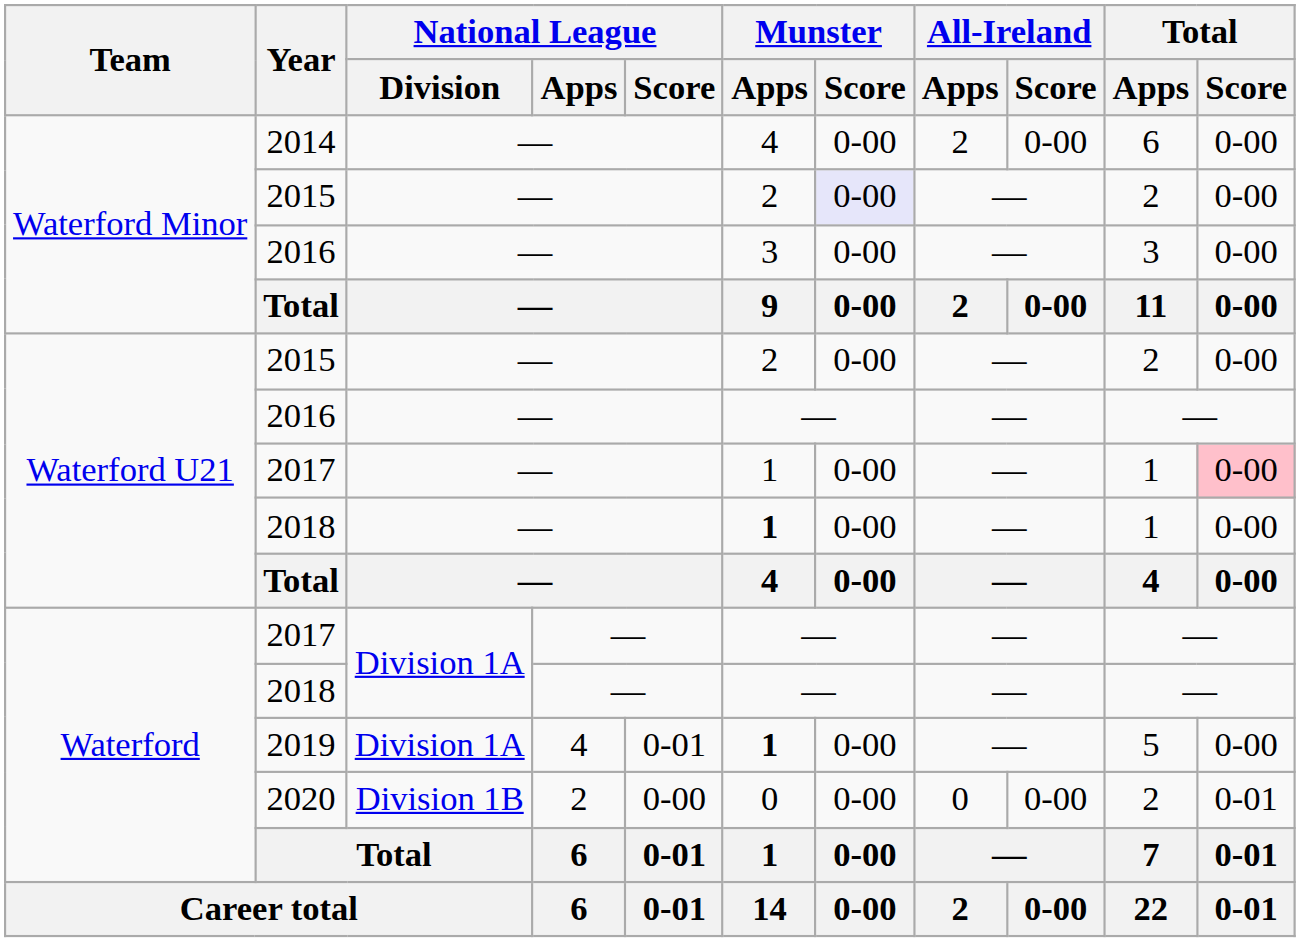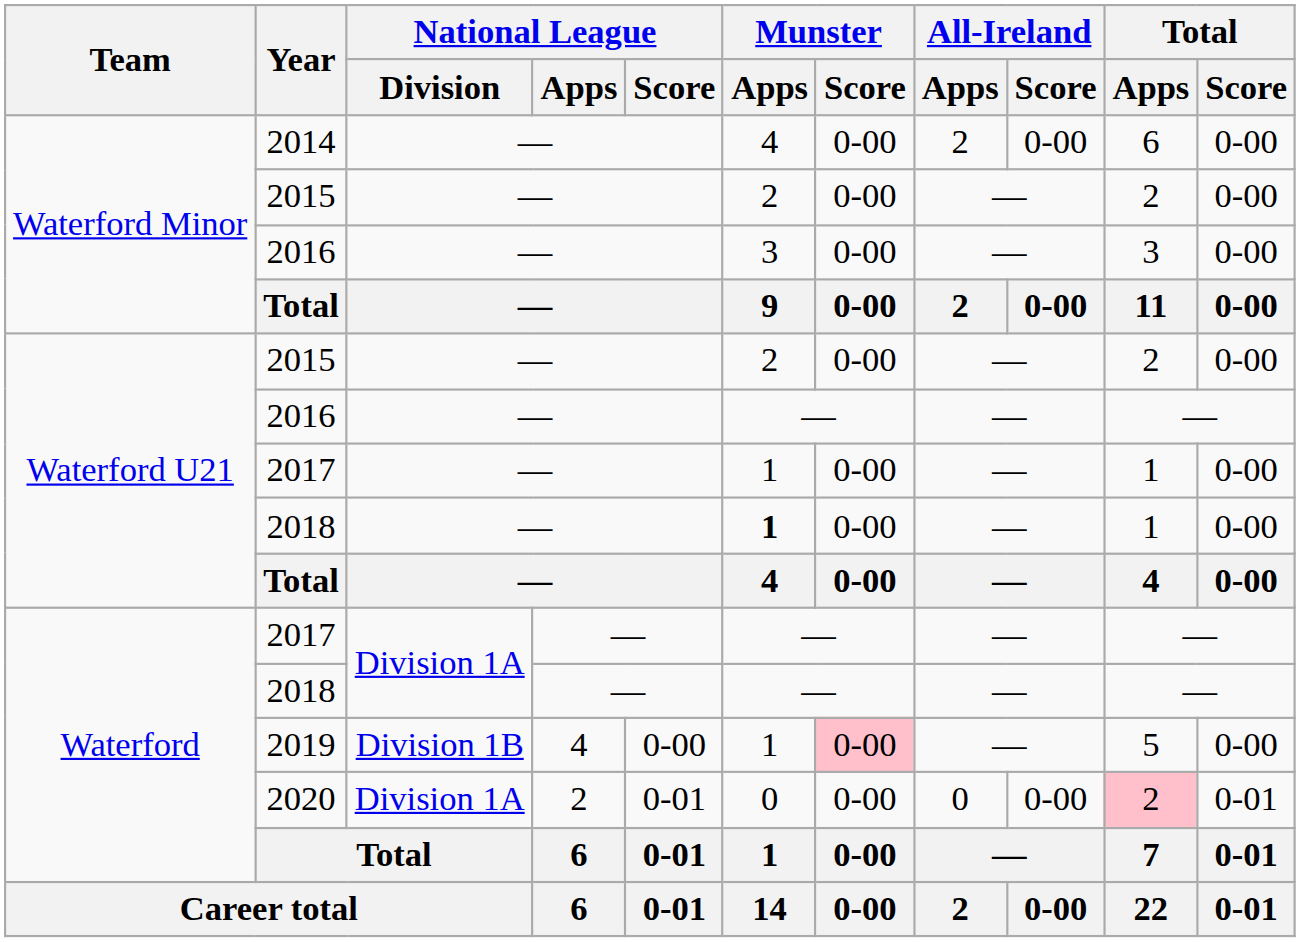(865, 196) lavender background -> (865, 196) no background
(1246, 470) pink background -> (1246, 470) no background
(440, 744) Division 1A -> (440, 744) Division 1B
(674, 744) 0-01 -> (674, 744) 0-00
(770, 744) bold -> (770, 744) normal
(865, 744) no background -> (865, 744) pink background
(440, 799) Division 1B -> (440, 799) Division 1A
(674, 799) 0-00 -> (674, 799) 0-01
(1151, 799) no background -> (1151, 799) pink background
